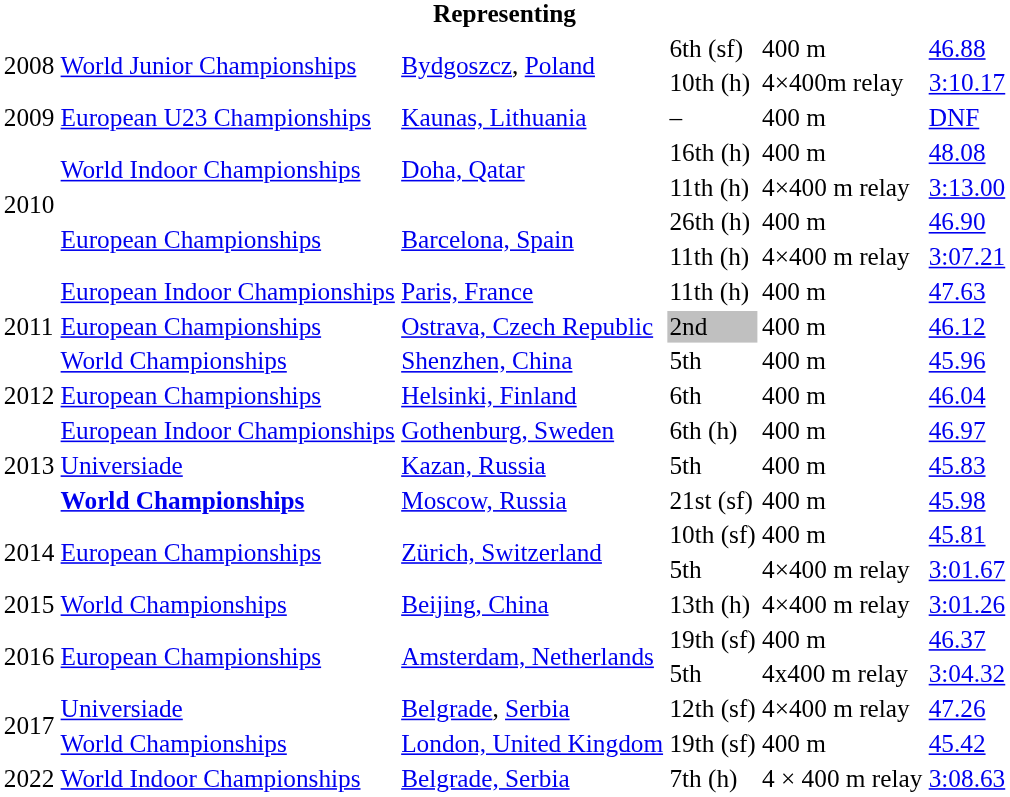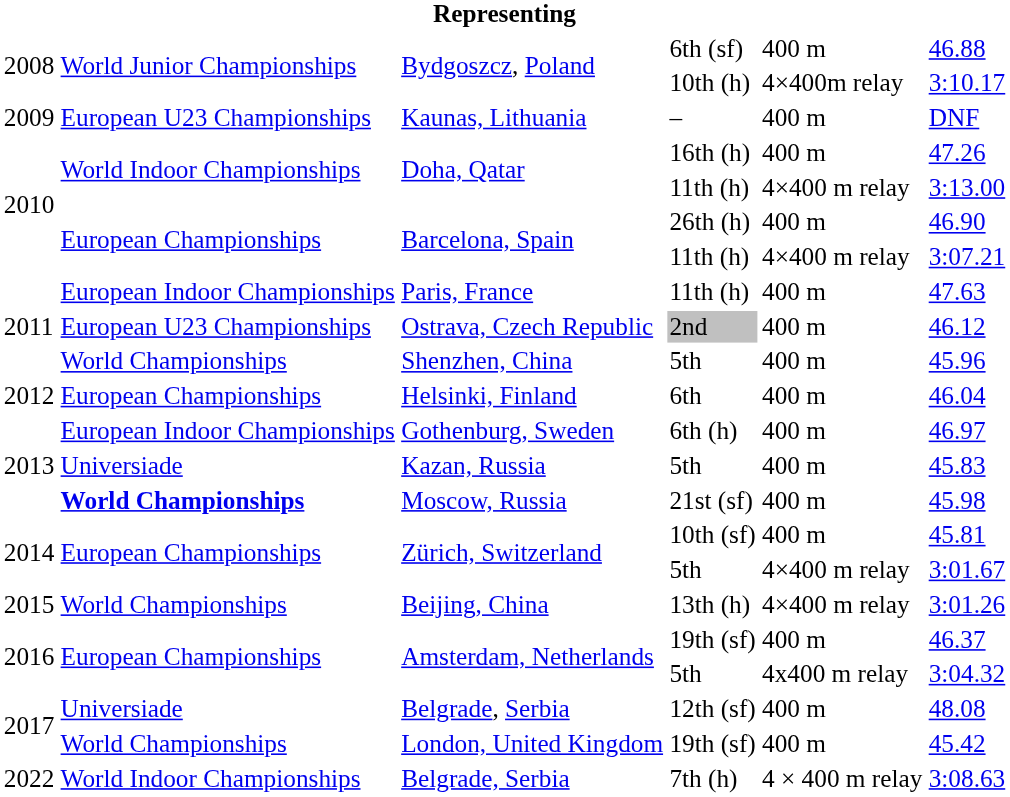(957, 152) 48.08 -> (957, 152) 47.26
(191, 326) European Championships -> (216, 326) European U23 Championships
(836, 708) 4×400 m relay -> (794, 708) 400 m
(957, 708) 47.26 -> (957, 708) 48.08
